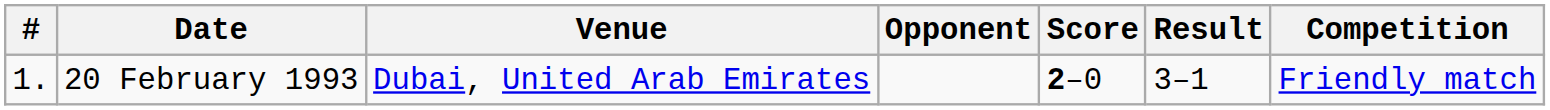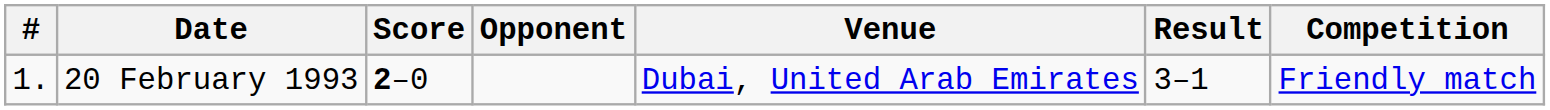columns swapped: (622, 30) <-> (1093, 30)
